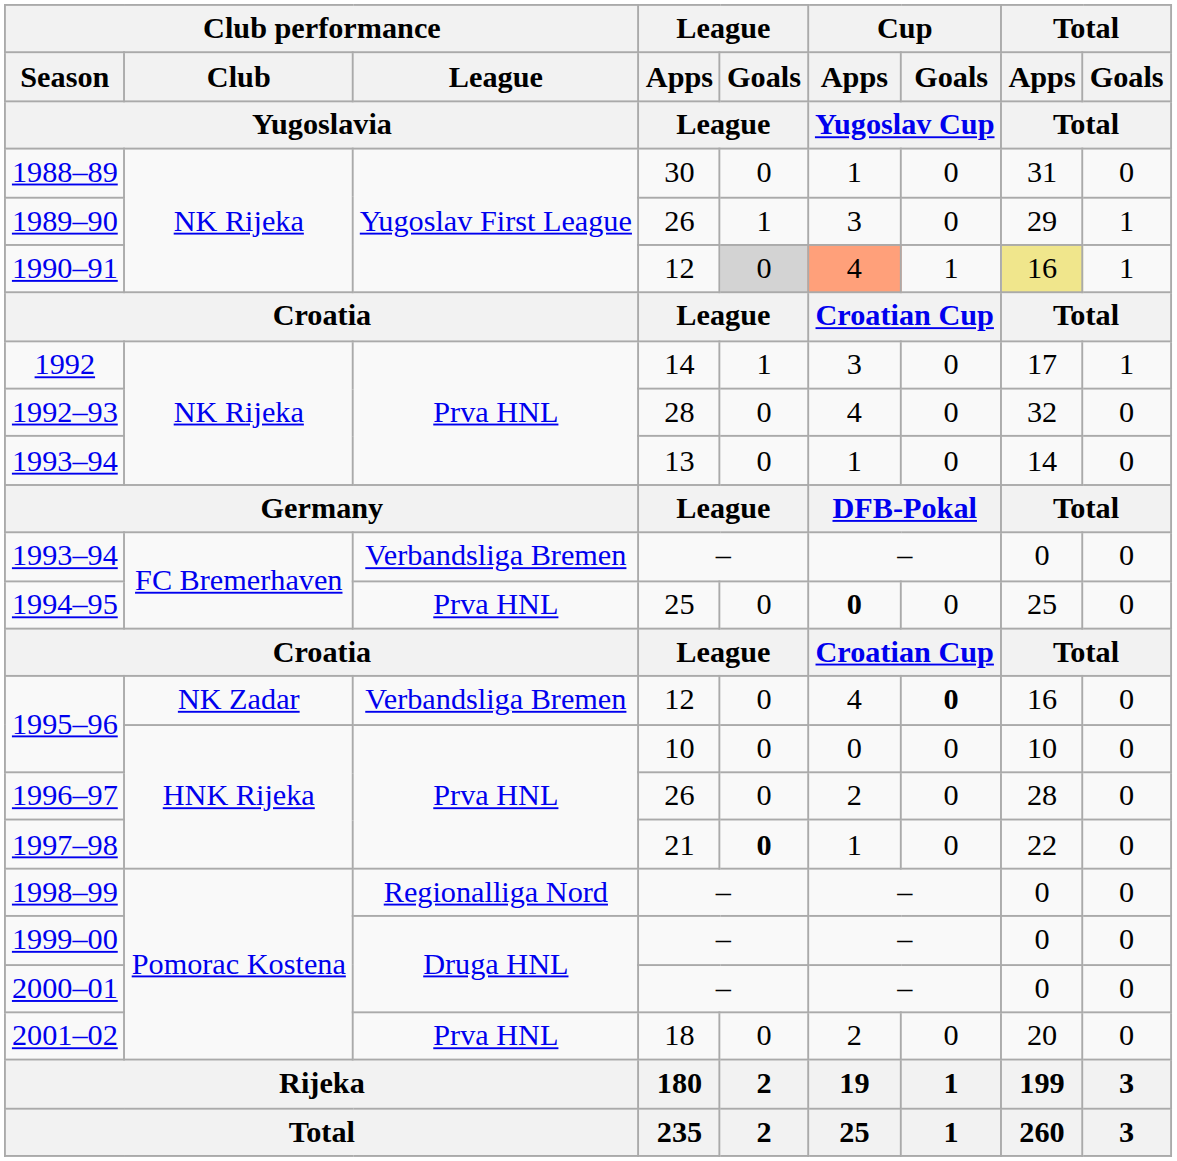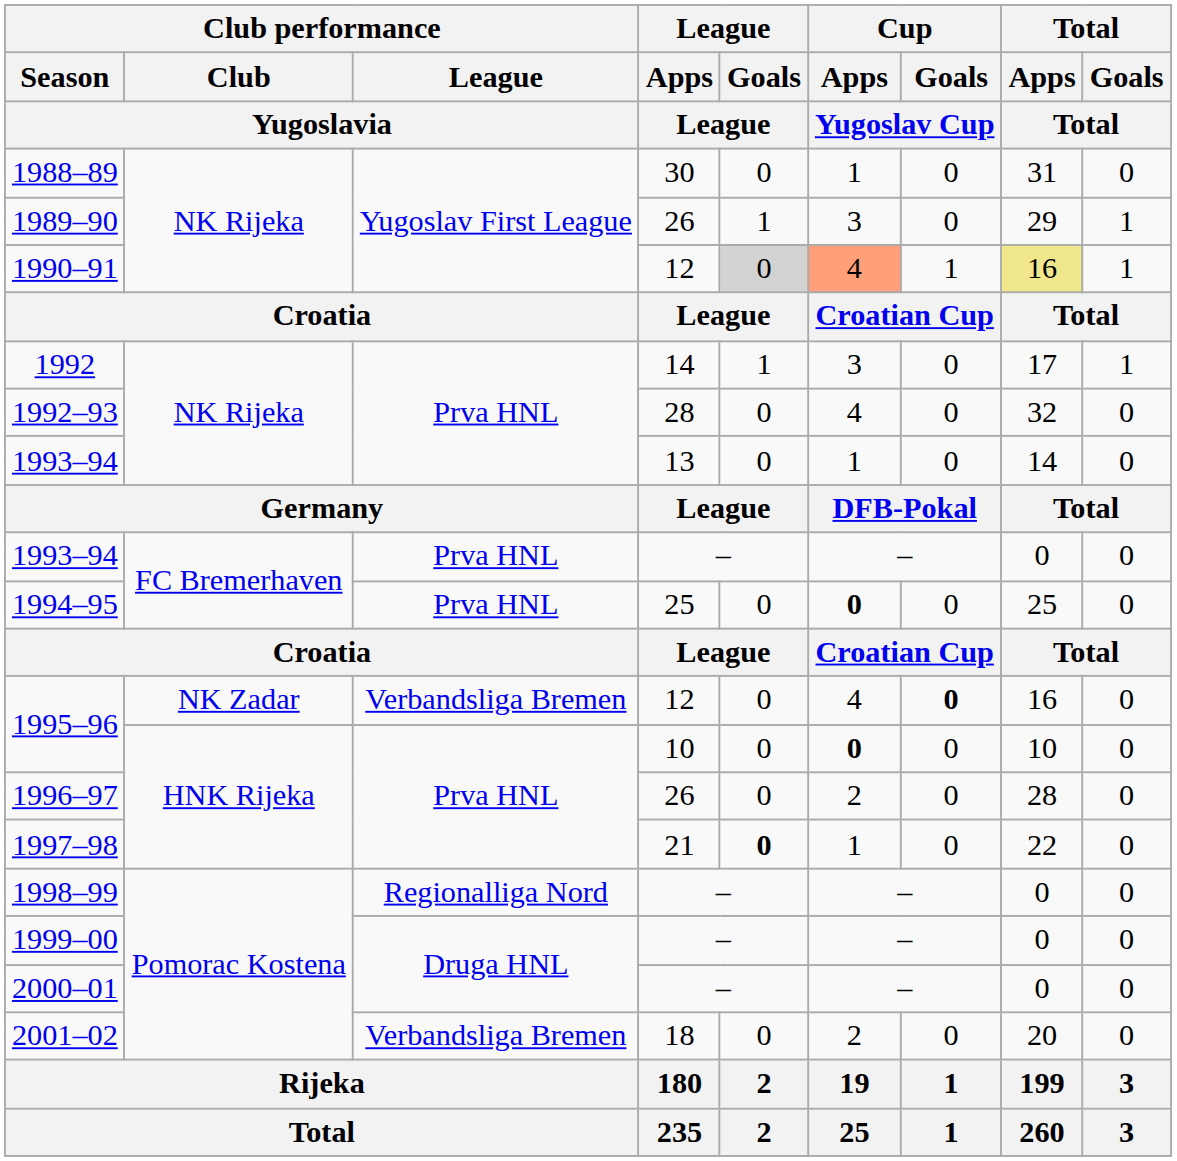(496, 556) Verbandsliga Bremen -> (496, 556) Prva HNL
(854, 747) normal -> (854, 747) bold
(496, 1035) Prva HNL -> (496, 1035) Verbandsliga Bremen
